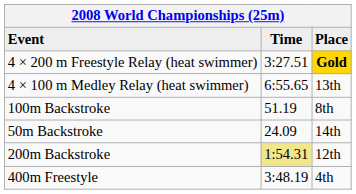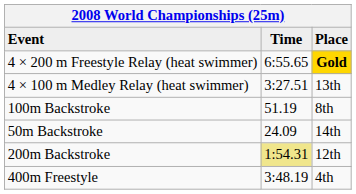(286, 62) 3:27.51 -> (286, 62) 6:55.65
(286, 85) 6:55.65 -> (286, 85) 3:27.51
